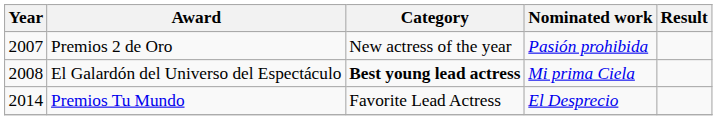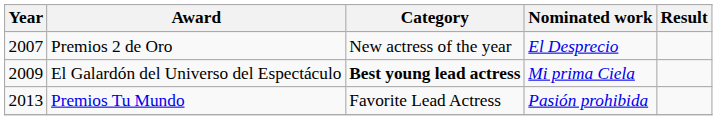(588, 45) Pasión prohibida -> (573, 45) El Desprecio
(26, 73) 2008 -> (26, 73) 2009
(26, 100) 2014 -> (26, 100) 2013
(573, 100) El Desprecio -> (588, 100) Pasión prohibida
